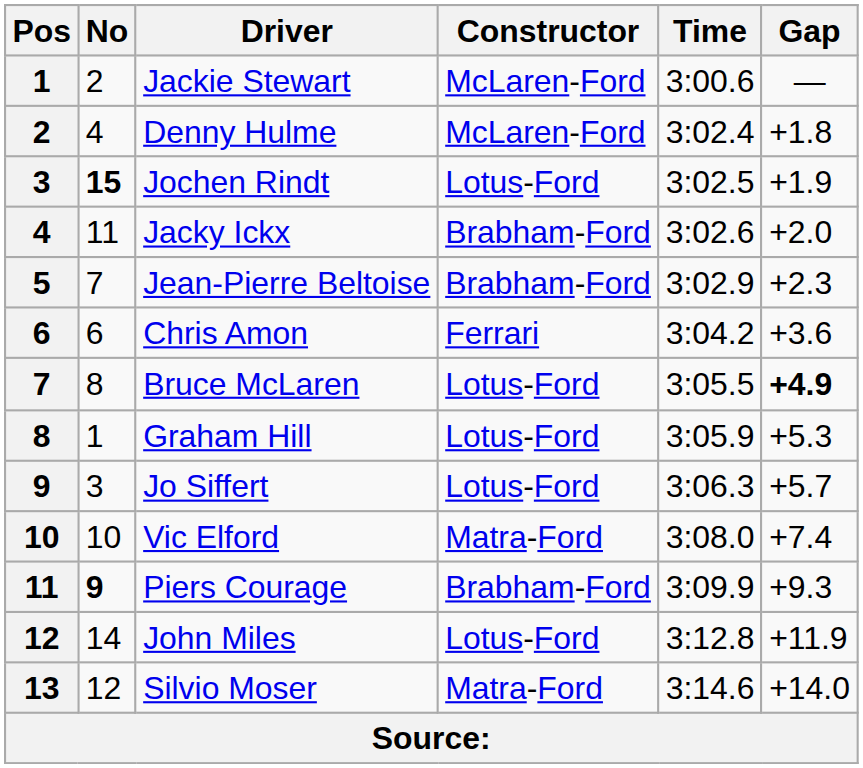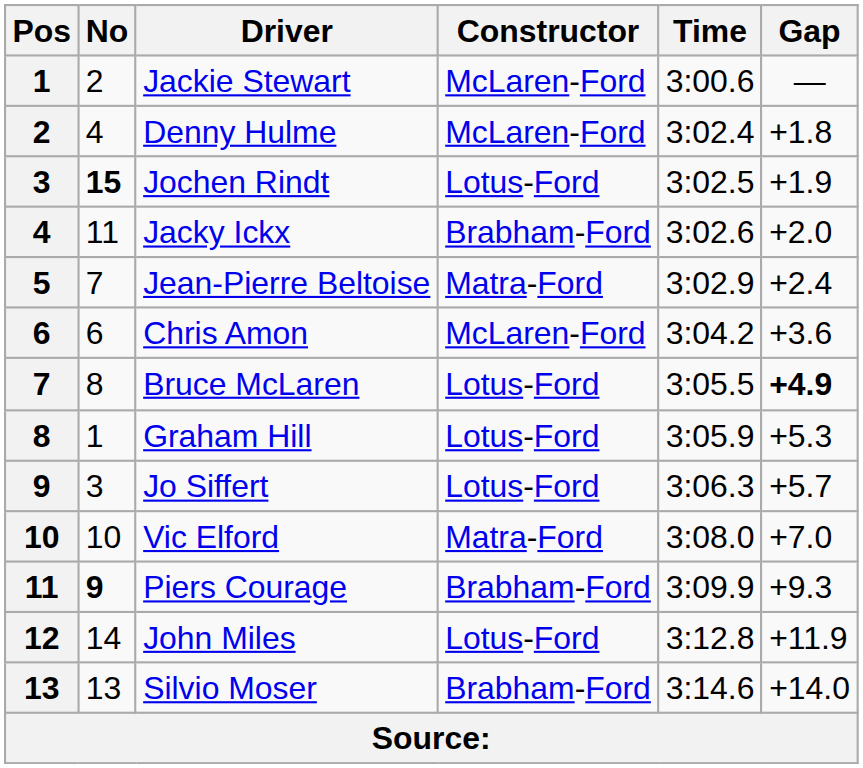(548, 283) Brabham-Ford -> (524, 283) Matra-Ford
(801, 283) +2.3 -> (801, 283) +2.4
(492, 334) Ferrari -> (545, 334) McLaren-Ford
(801, 536) +7.4 -> (801, 536) +7.0
(104, 687) 12 -> (104, 687) 13
(524, 687) Matra-Ford -> (548, 687) Brabham-Ford
